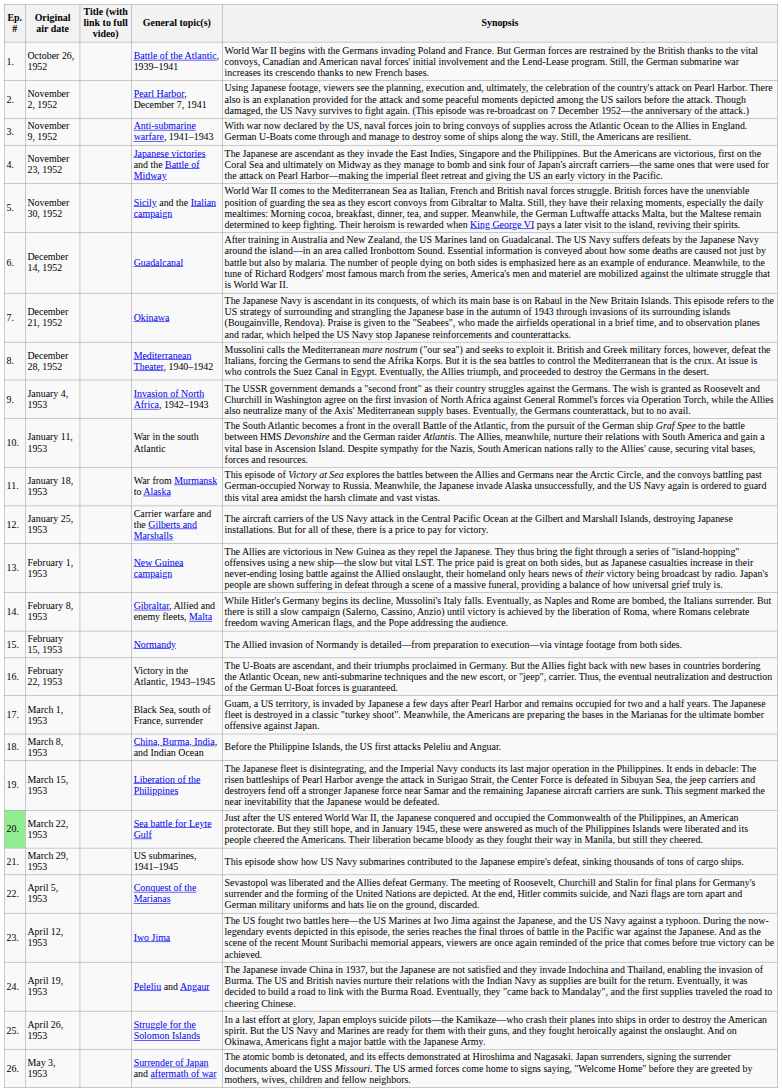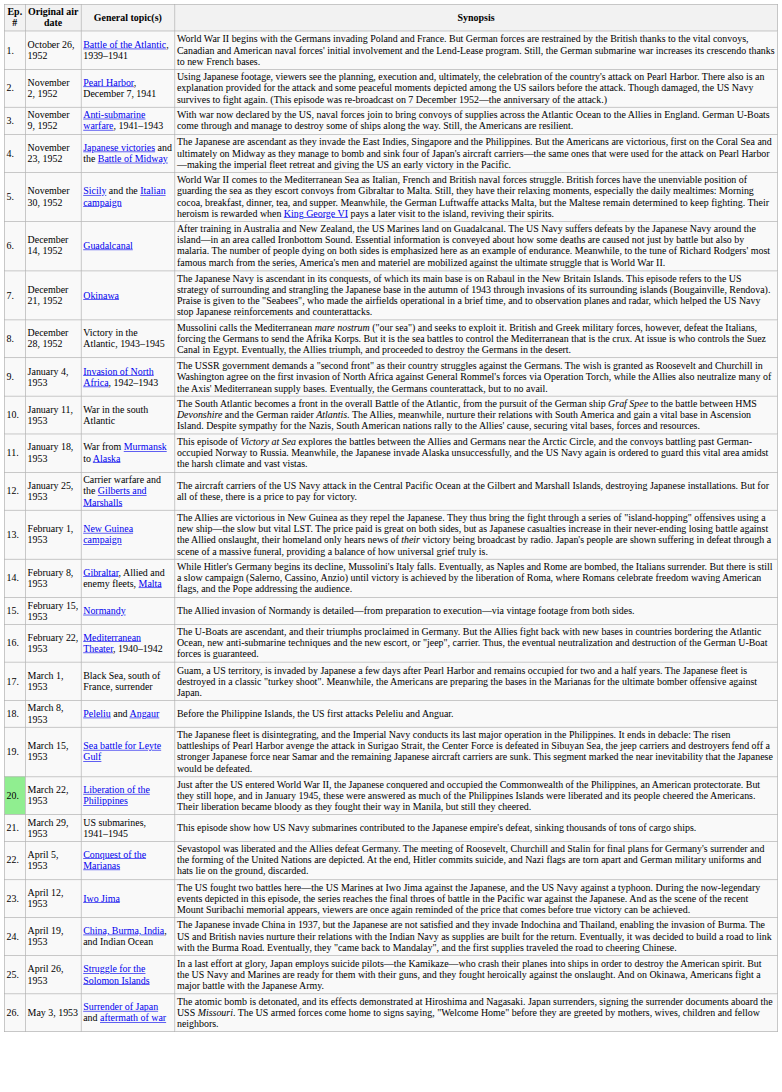- column: (106, 23)
(173, 361) Mediterranean Theater, 1940–1942 -> (124, 339) Victory in the Atlantic, 1943–1945
(174, 677) Victory in the Atlantic, 1943–1945 -> (123, 643) Mediterranean Theater, 1940–1942
(175, 747) China, Burma, India, and Indian Ocean -> (121, 714) Peleliu and Angaur
(167, 785) Liberation of the Philippines -> (122, 752) Sea battle for Leyte Gulf
(173, 829) Sea battle for Leyte Gulf -> (117, 795) Liberation of the Philippines
(172, 987) Peleliu and Angaur -> (125, 936) China, Burma, India, and Indian Ocean
